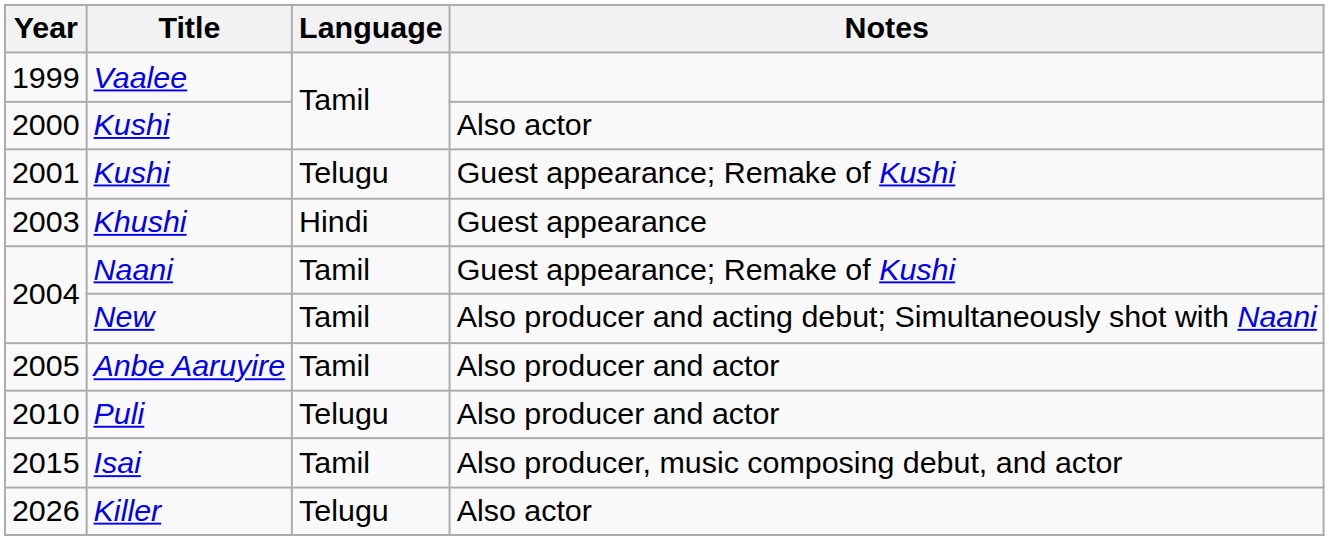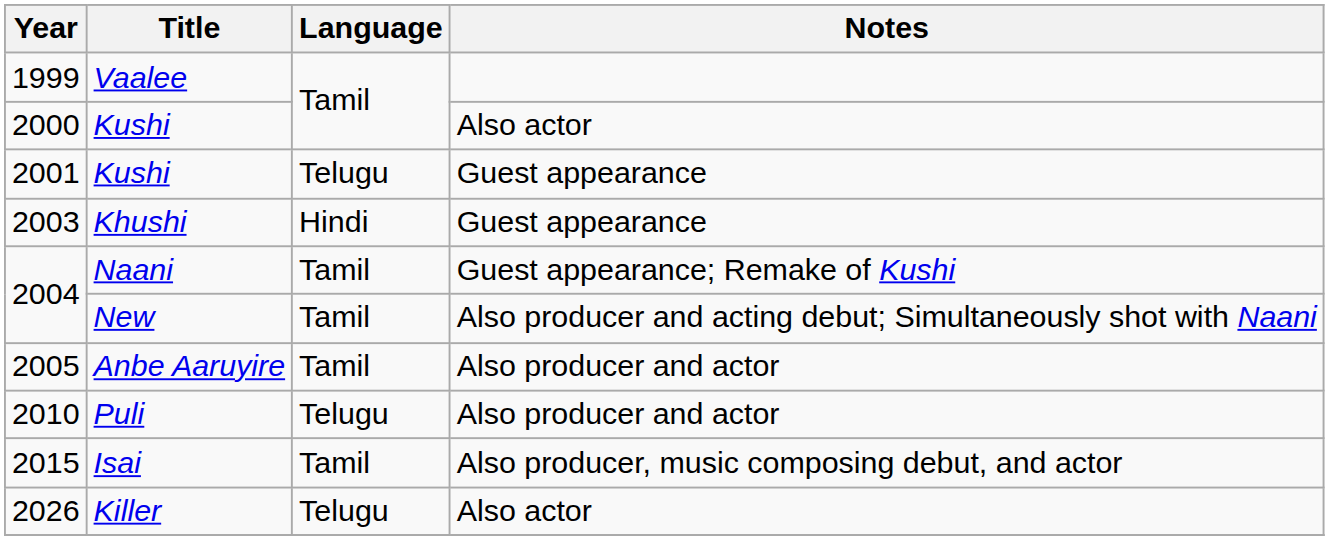(706, 173) Guest appearance; Remake of Kushi -> (582, 173) Guest appearance
